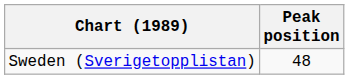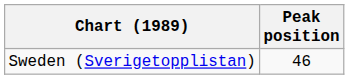(301, 62) 48 -> (301, 62) 46
